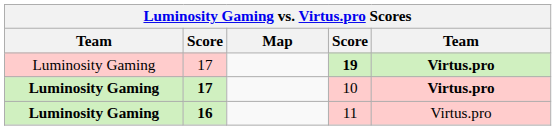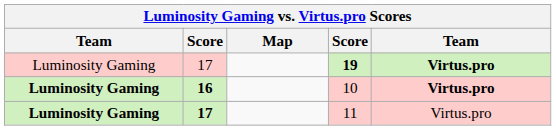(205, 88) 17 -> (205, 88) 16
(205, 112) 16 -> (205, 112) 17
